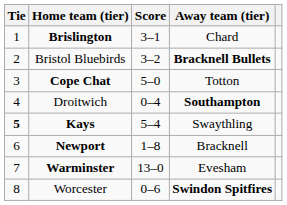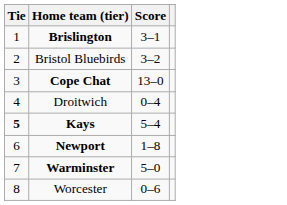- column: (222, 14)
(150, 80) 5–0 -> (150, 80) 13–0
(150, 167) 13–0 -> (150, 167) 5–0
